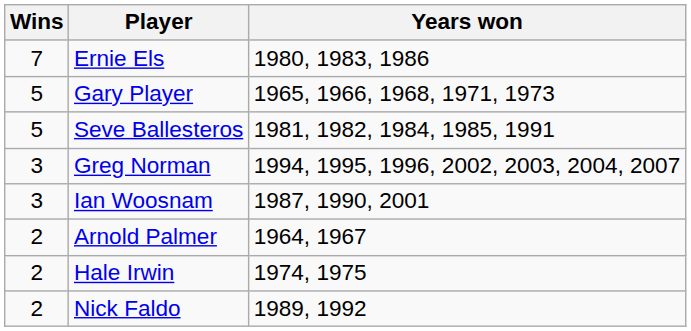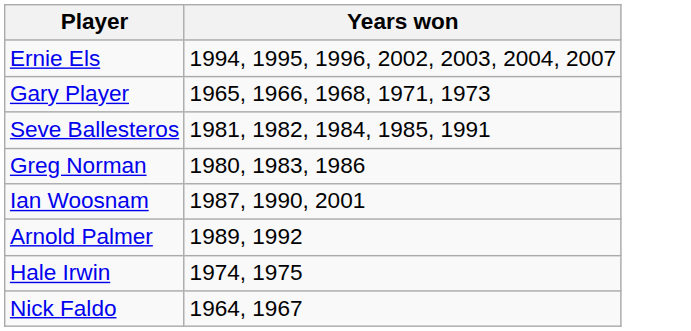- column: (37, 22)
(341, 58) 1980, 1983, 1986 -> (403, 58) 1994, 1995, 1996, 2002, 2003, 2004, 2007
(467, 165) 1994, 1995, 1996, 2002, 2003, 2004, 2007 -> (277, 165) 1980, 1983, 1986
(310, 237) 1964, 1967 -> (246, 237) 1989, 1992
(310, 308) 1989, 1992 -> (246, 308) 1964, 1967
